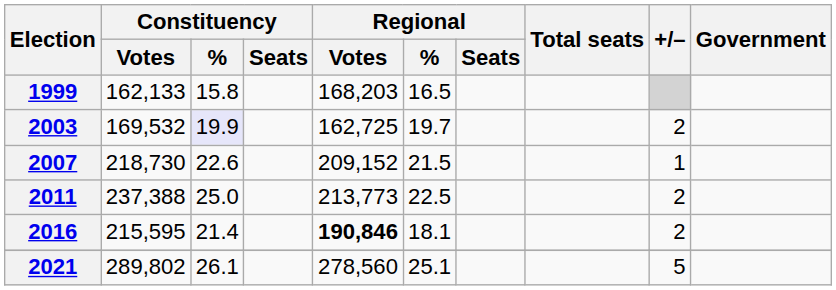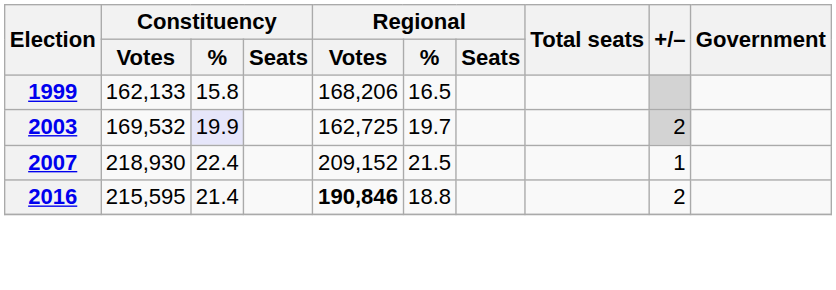(358, 92) 168,203 -> (358, 92) 168,206
(679, 127) no background -> (679, 127) lightgrey background
(146, 162) 218,730 -> (146, 162) 218,930
(217, 162) 22.6 -> (217, 162) 22.4
- row: (53, 197)
(430, 232) 18.1 -> (430, 197) 18.8
- row: (53, 267)
